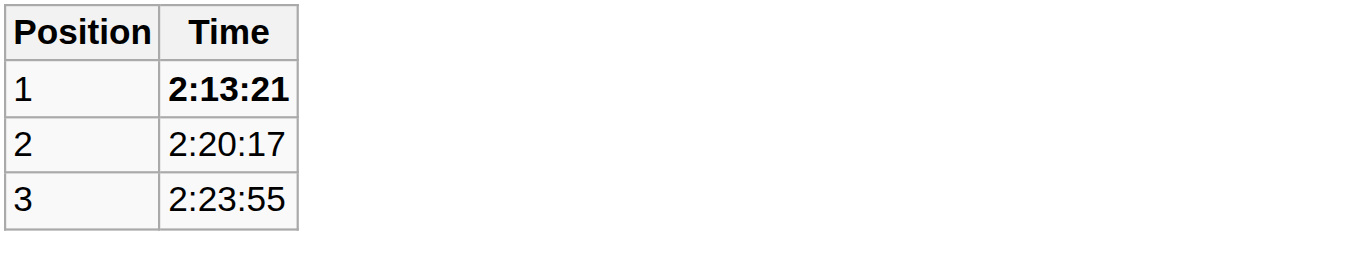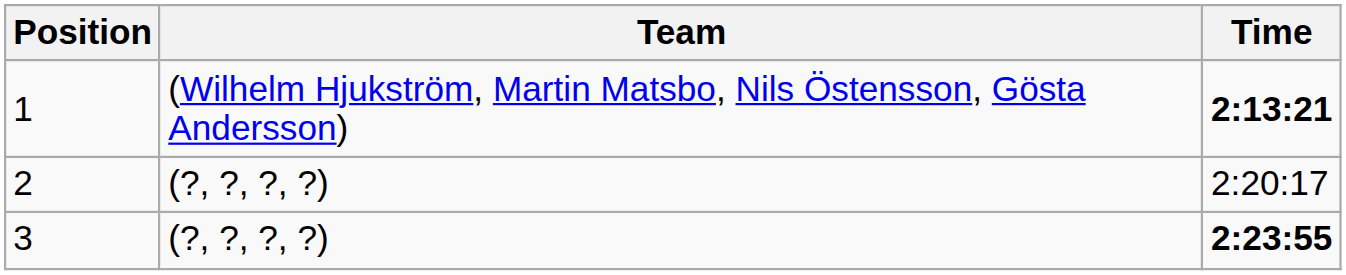+ column: (682, 32)
(227, 199) normal -> (1272, 239) bold
